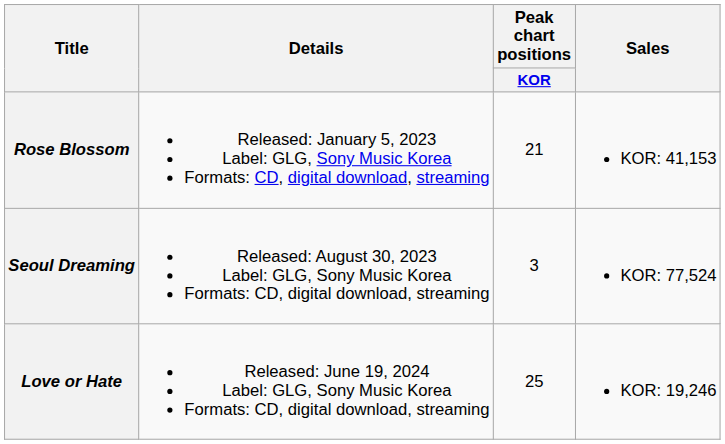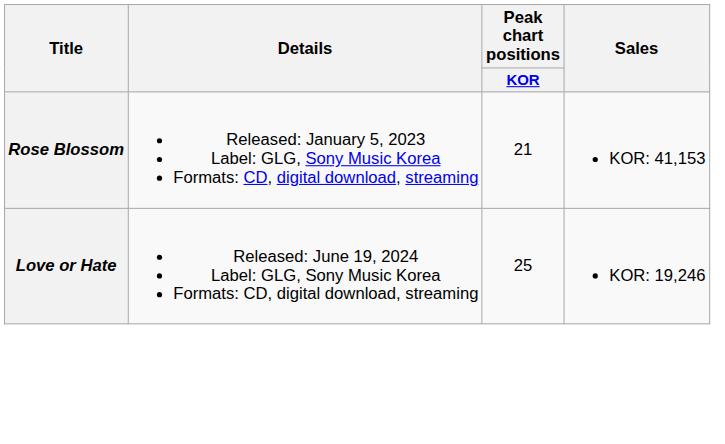- row: (72, 265)
